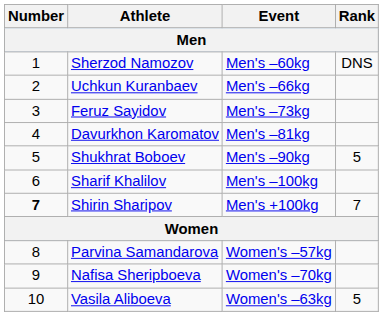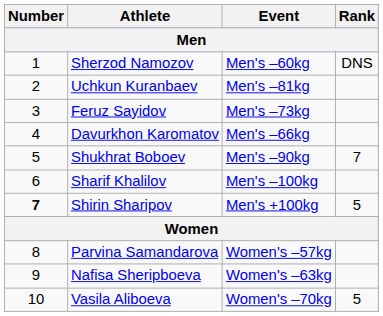(268, 87) Men's –66kg -> (268, 87) Men's –81kg
(268, 134) Men's –81kg -> (268, 134) Men's –66kg
(357, 157) 5 -> (357, 157) 7
(357, 205) 7 -> (357, 205) 5
(279, 275) Women's –70kg -> (279, 275) Women's –63kg
(279, 299) Women's –63kg -> (279, 299) Women's –70kg
